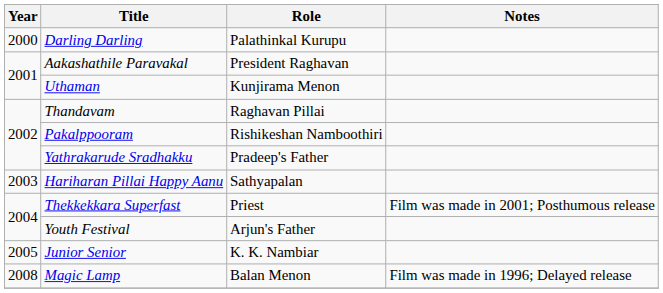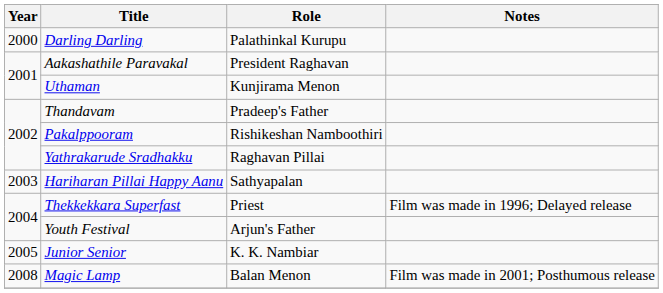(277, 110) Raghavan Pillai -> (279, 110) Pradeep's Father
(279, 157) Pradeep's Father -> (277, 157) Raghavan Pillai
(522, 205) Film was made in 2001; Posthumous release -> (511, 205) Film was made in 1996; Delayed release
(511, 275) Film was made in 1996; Delayed release -> (522, 275) Film was made in 2001; Posthumous release
